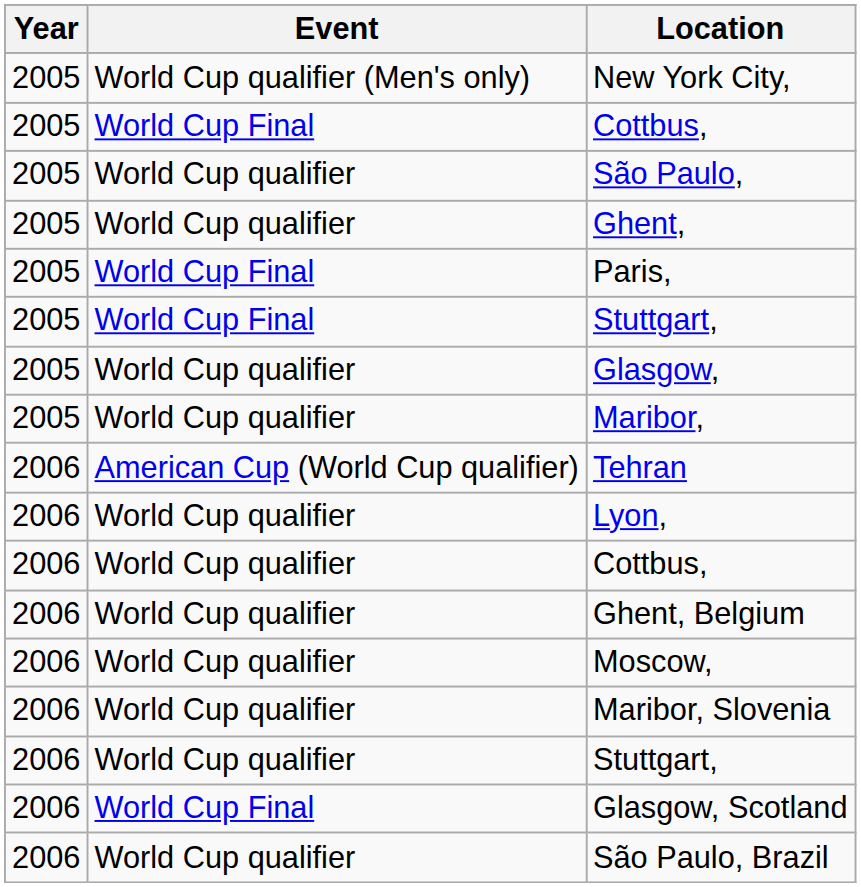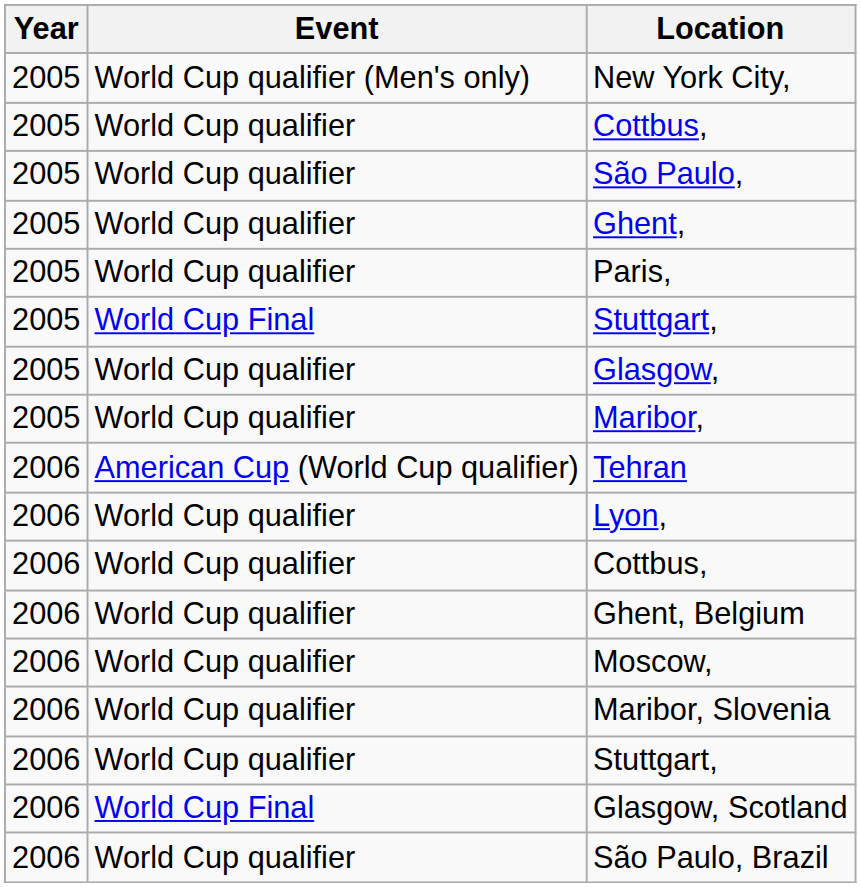(204, 126) World Cup Final -> (225, 126) World Cup qualifier
(204, 272) World Cup Final -> (225, 272) World Cup qualifier
